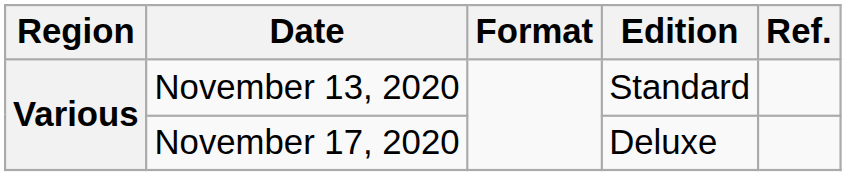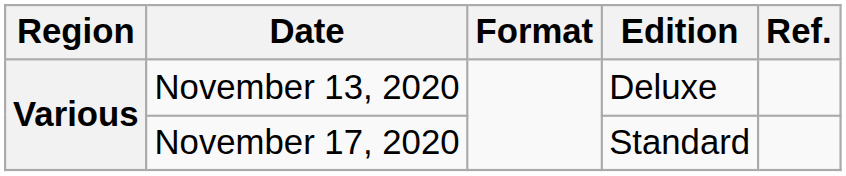(680, 87) Standard -> (663, 87) Deluxe
(663, 142) Deluxe -> (680, 142) Standard
